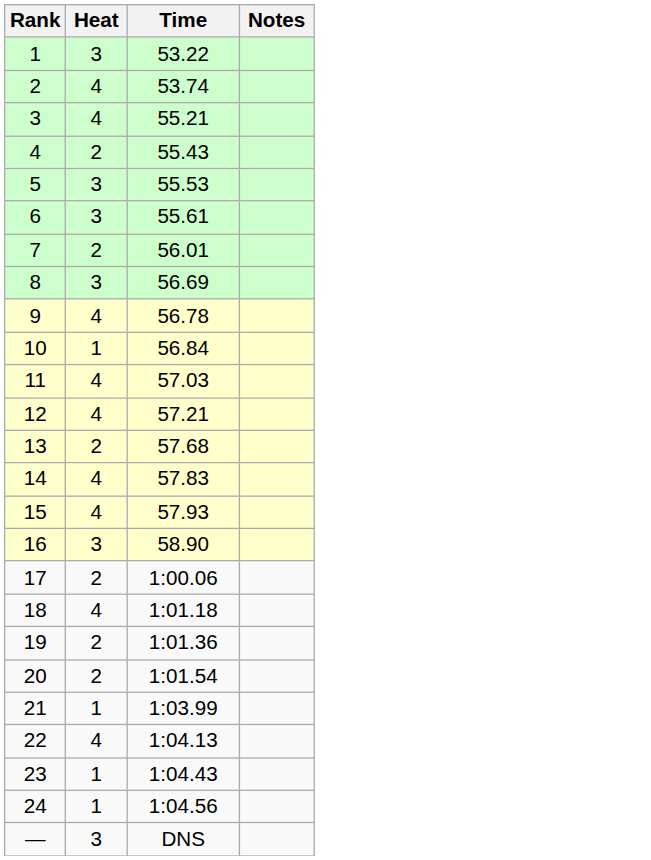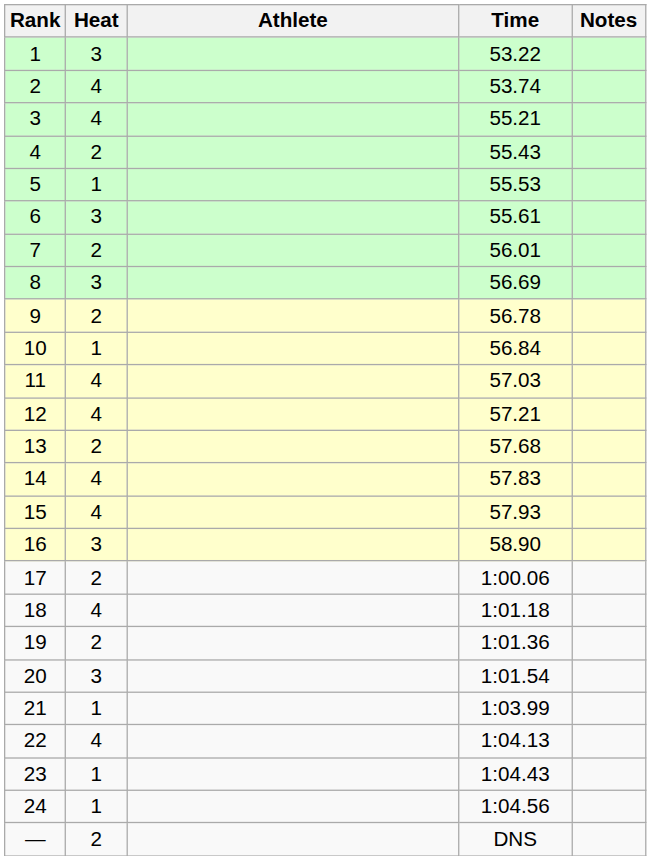+ column: (293, 20)
(96, 184) 3 -> (96, 184) 1
(96, 315) 4 -> (96, 315) 2
(96, 675) 2 -> (96, 675) 3
(96, 839) 3 -> (96, 839) 2
